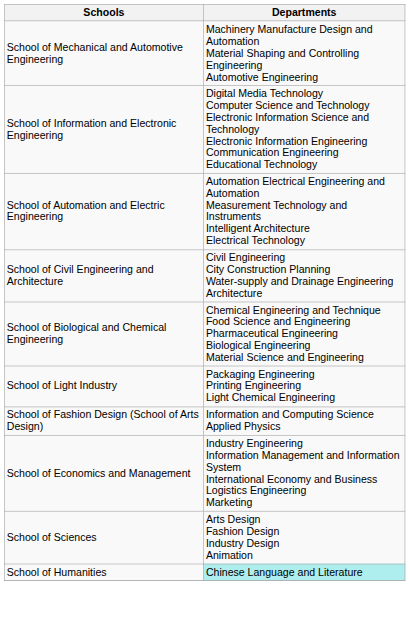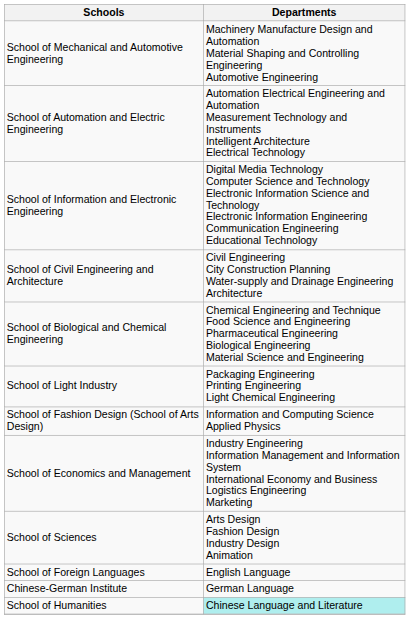rows swapped: (86, 211) <-> (92, 129)
+ row: (76, 572)
+ row: (67, 589)
